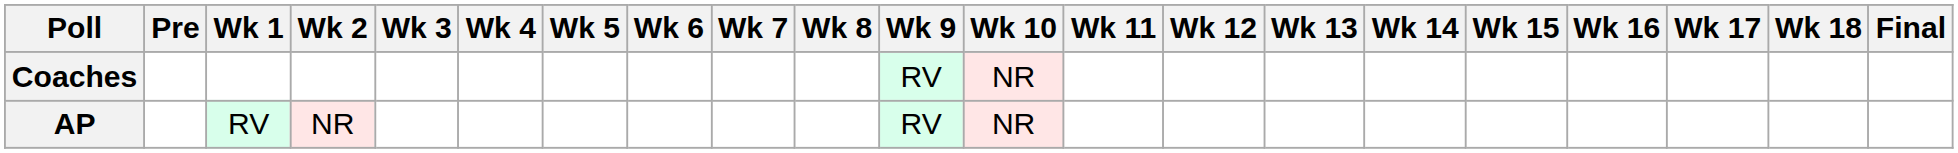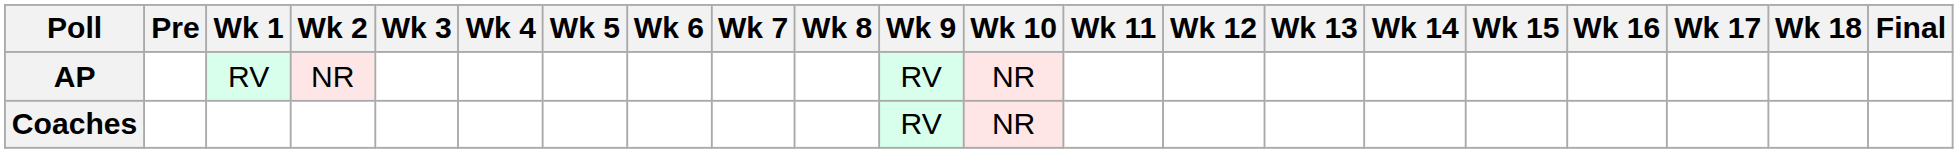rows swapped: (75, 123) <-> (75, 76)
